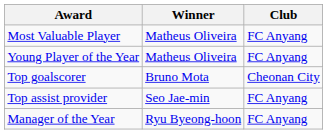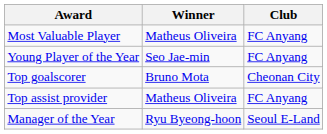(191, 56) Matheus Oliveira -> (177, 56) Seo Jae-min
(177, 98) Seo Jae-min -> (191, 98) Matheus Oliveira
(277, 118) FC Anyang -> (284, 118) Seoul E-Land
